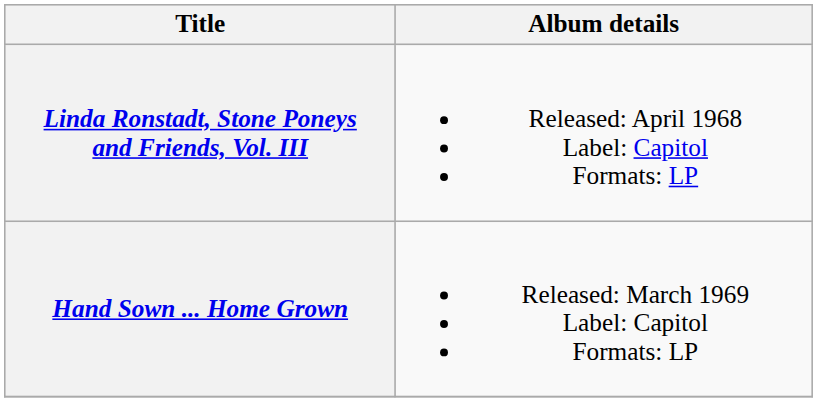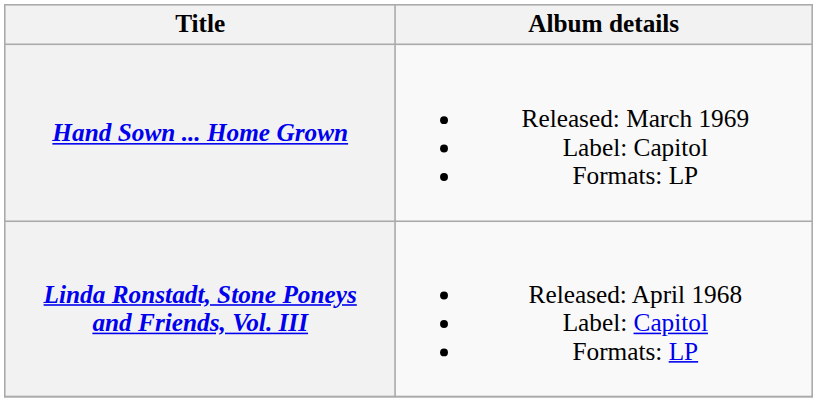rows swapped: (200, 132) <-> (200, 308)
